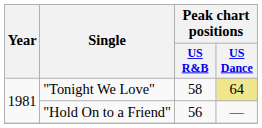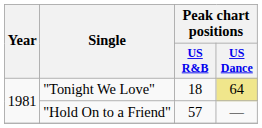(195, 89) 58 -> (195, 89) 18
(195, 112) 56 -> (195, 112) 57
